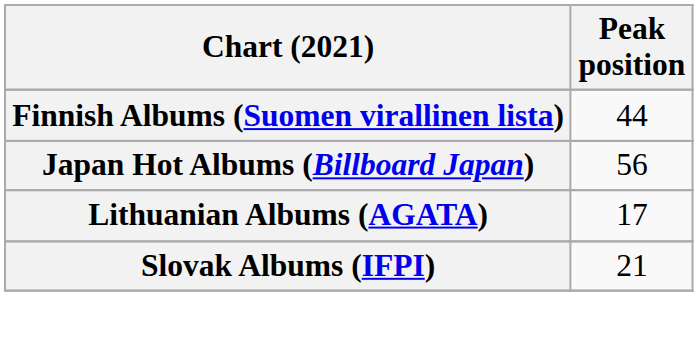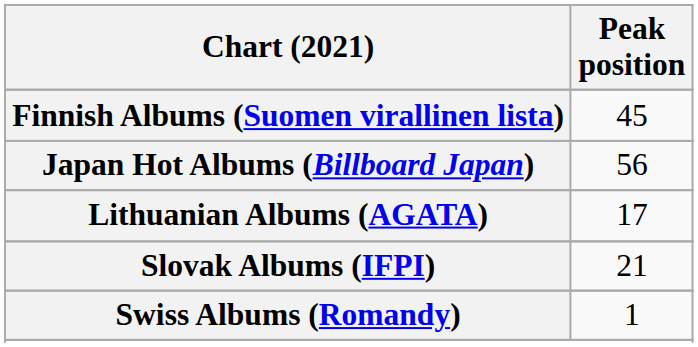(632, 114) 44 -> (632, 114) 45
+ row: (288, 314)
